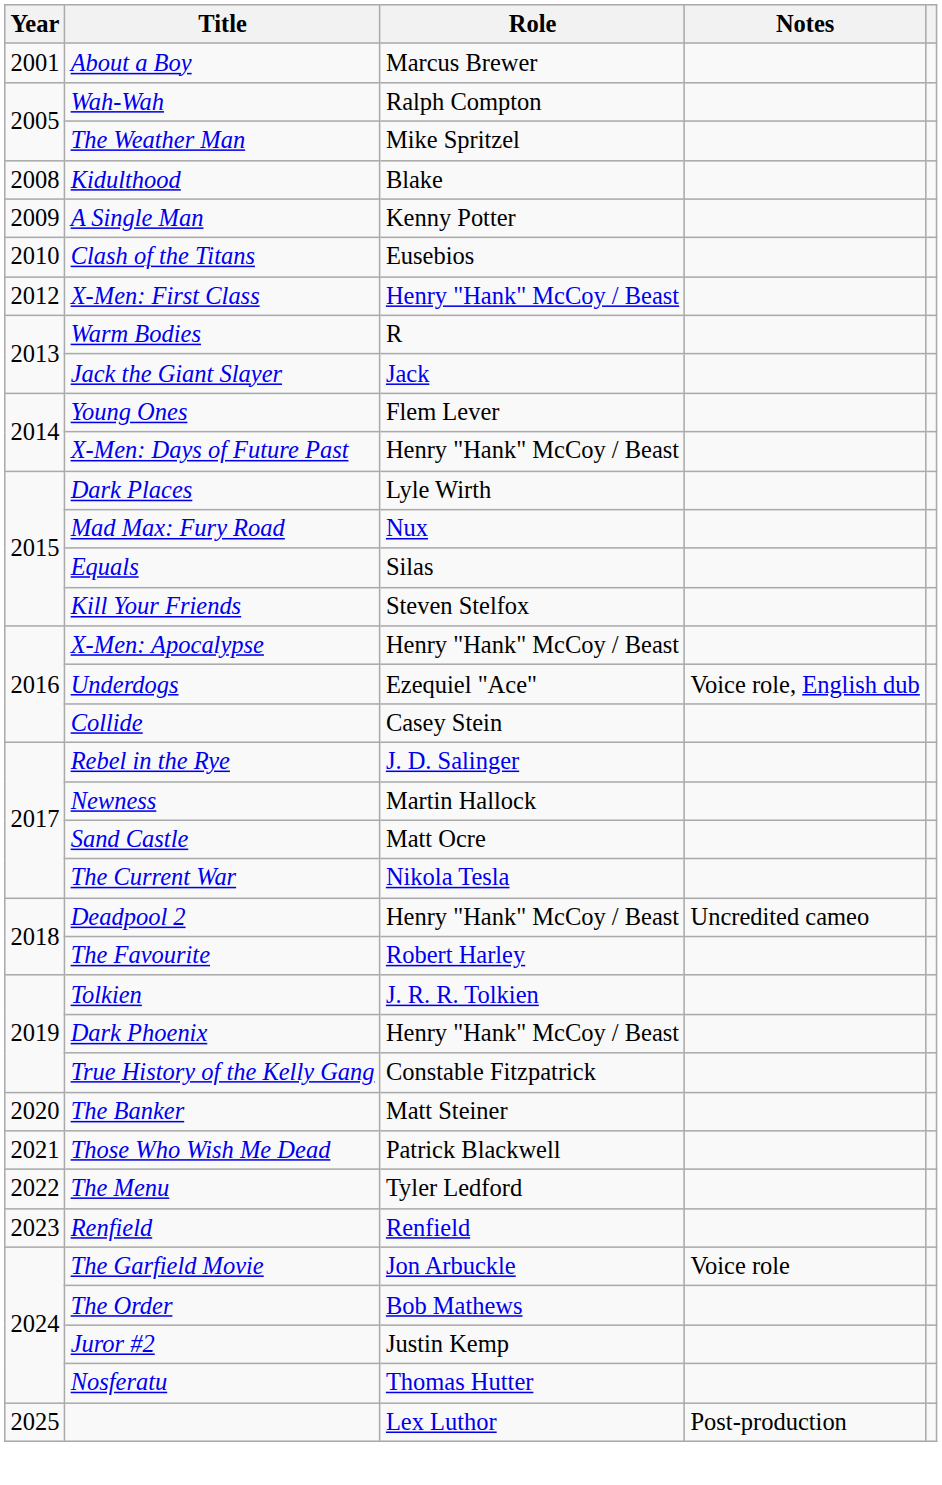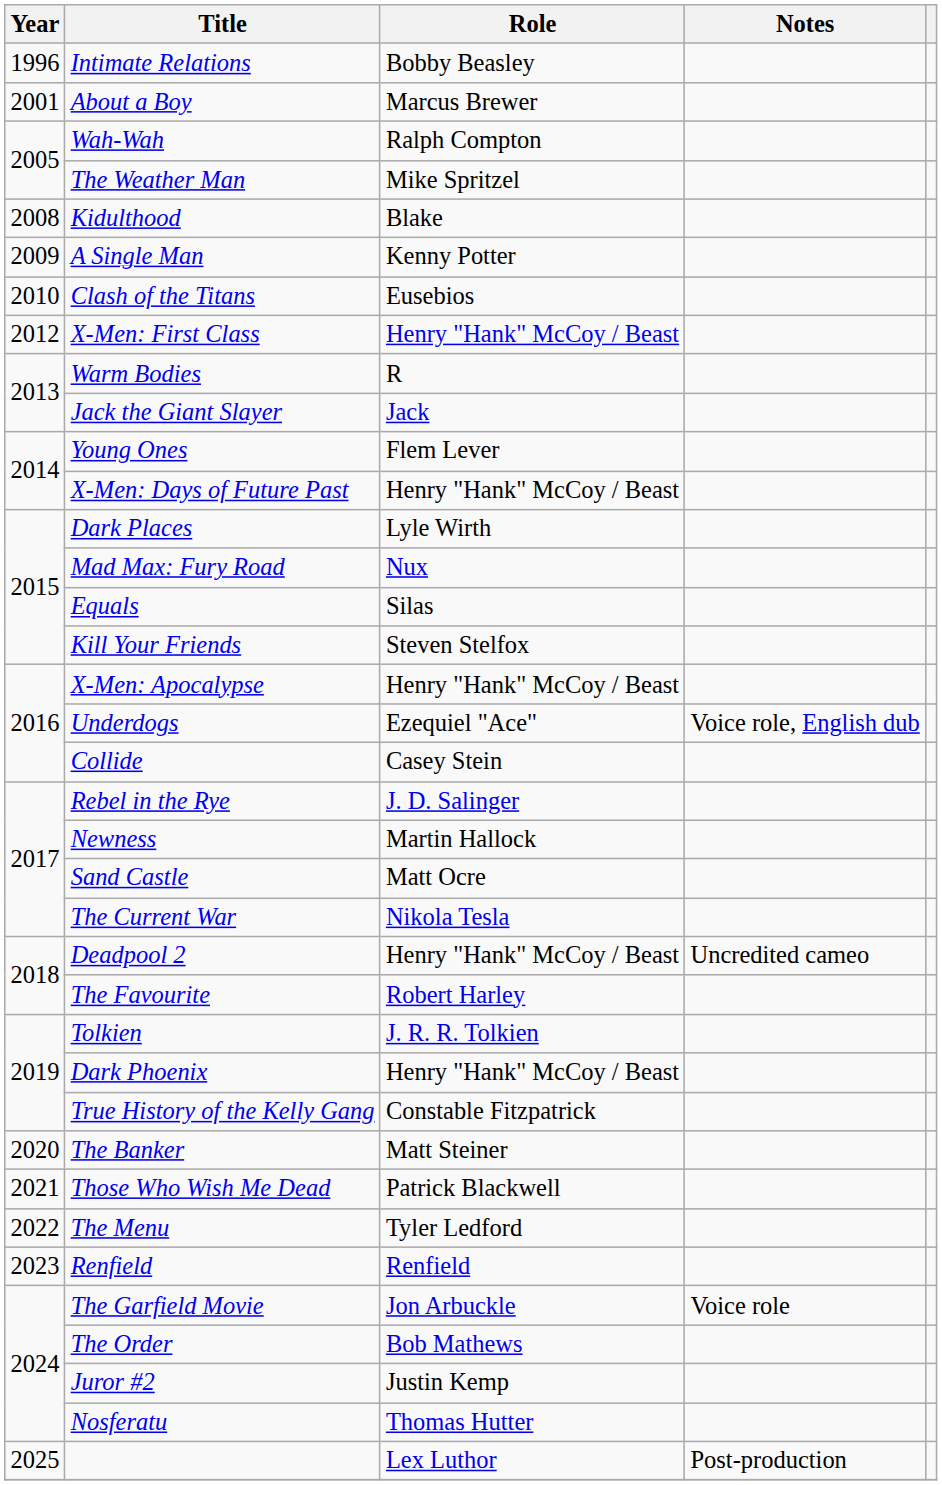+ row: (161, 62)
